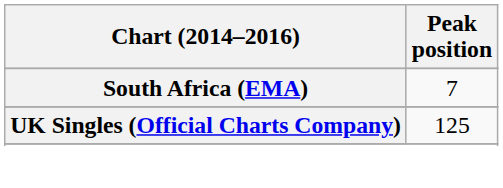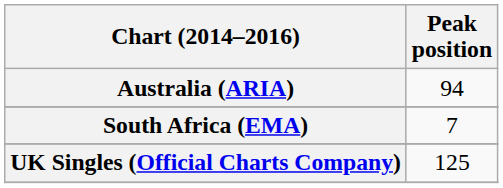+ row: (206, 87)
